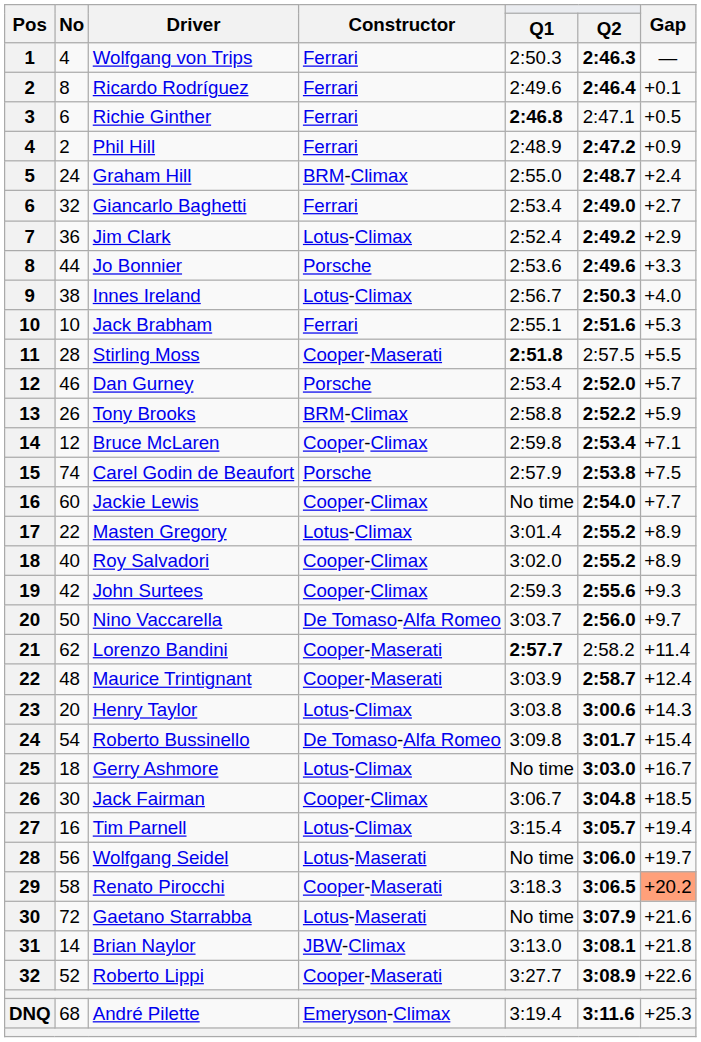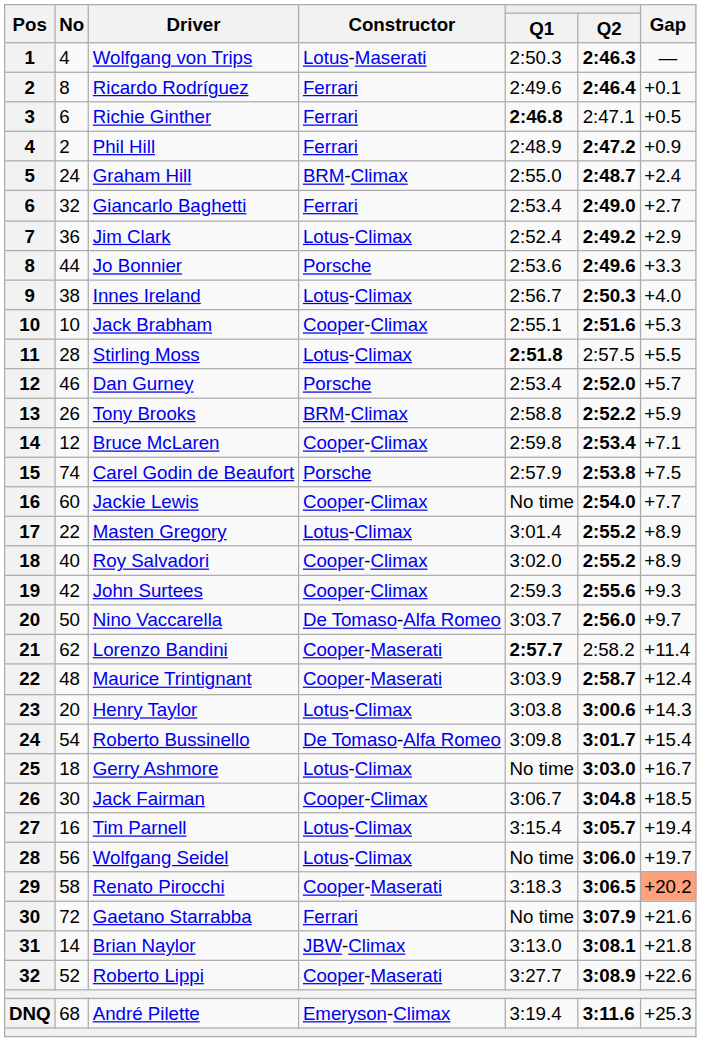(330, 58) Ferrari -> (365, 58) Lotus-Maserati
(330, 324) Ferrari -> (365, 324) Cooper-Climax
(372, 354) Cooper-Maserati -> (357, 354) Lotus-Climax
(365, 857) Lotus-Maserati -> (357, 857) Lotus-Climax
(365, 916) Lotus-Maserati -> (330, 916) Ferrari
